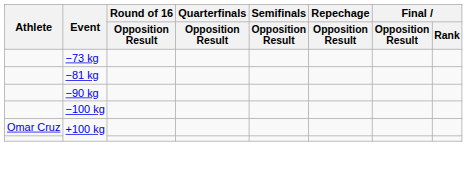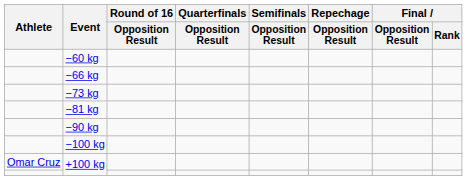+ row: (34, 58)
+ row: (34, 76)
